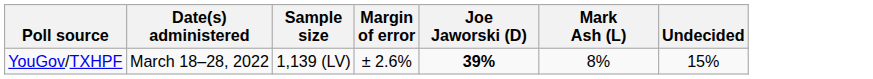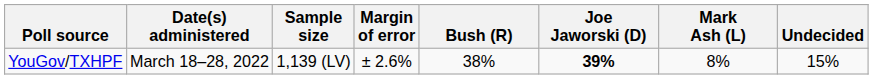+ column: (479, 36)
